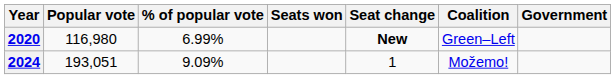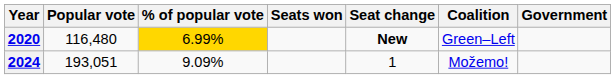(91, 39) 116,980 -> (91, 39) 116,480
(203, 39) no background -> (203, 39) gold background
